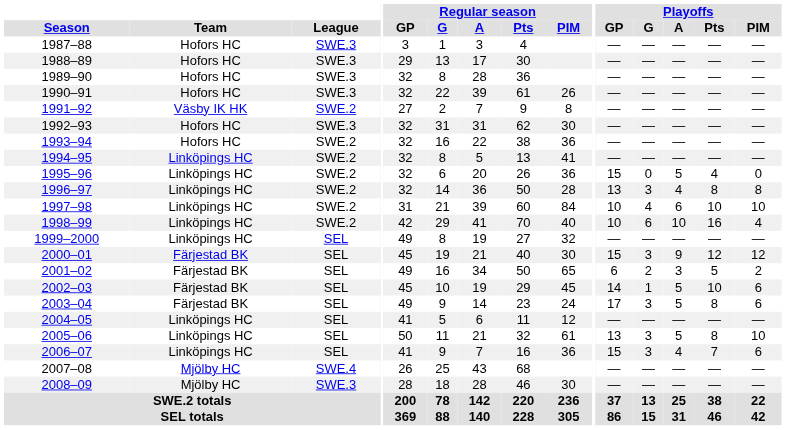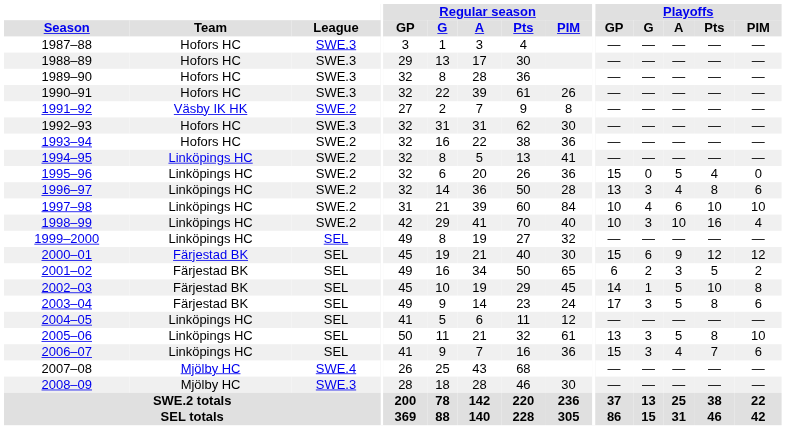(758, 190) 8 -> (758, 190) 6
(648, 222) 6 -> (648, 222) 3
(648, 255) 3 -> (648, 255) 6
(758, 287) 6 -> (758, 287) 8
